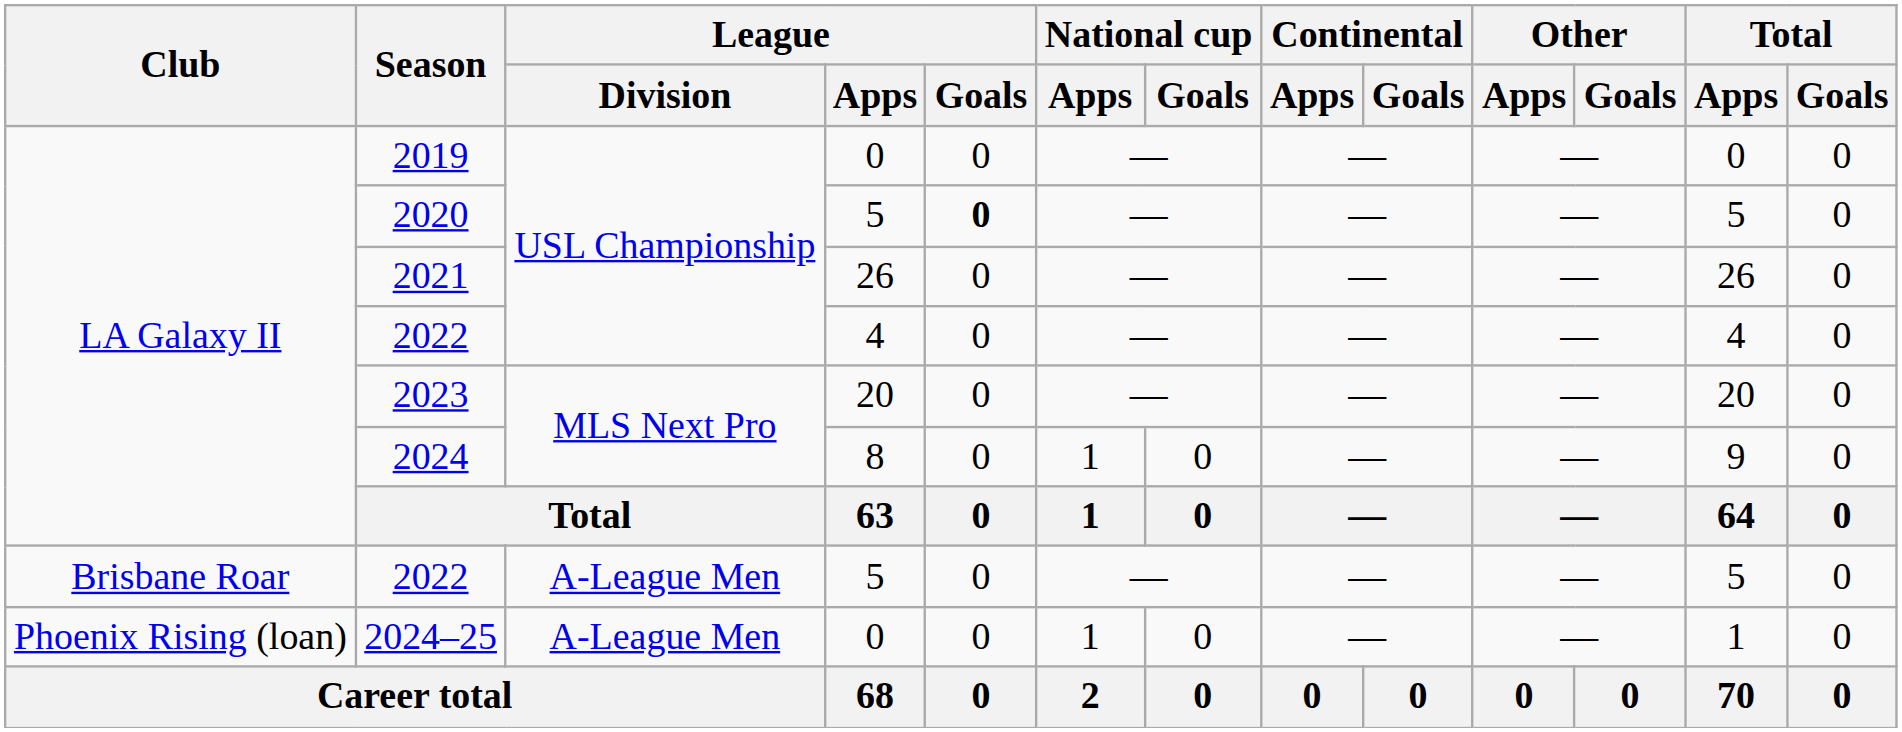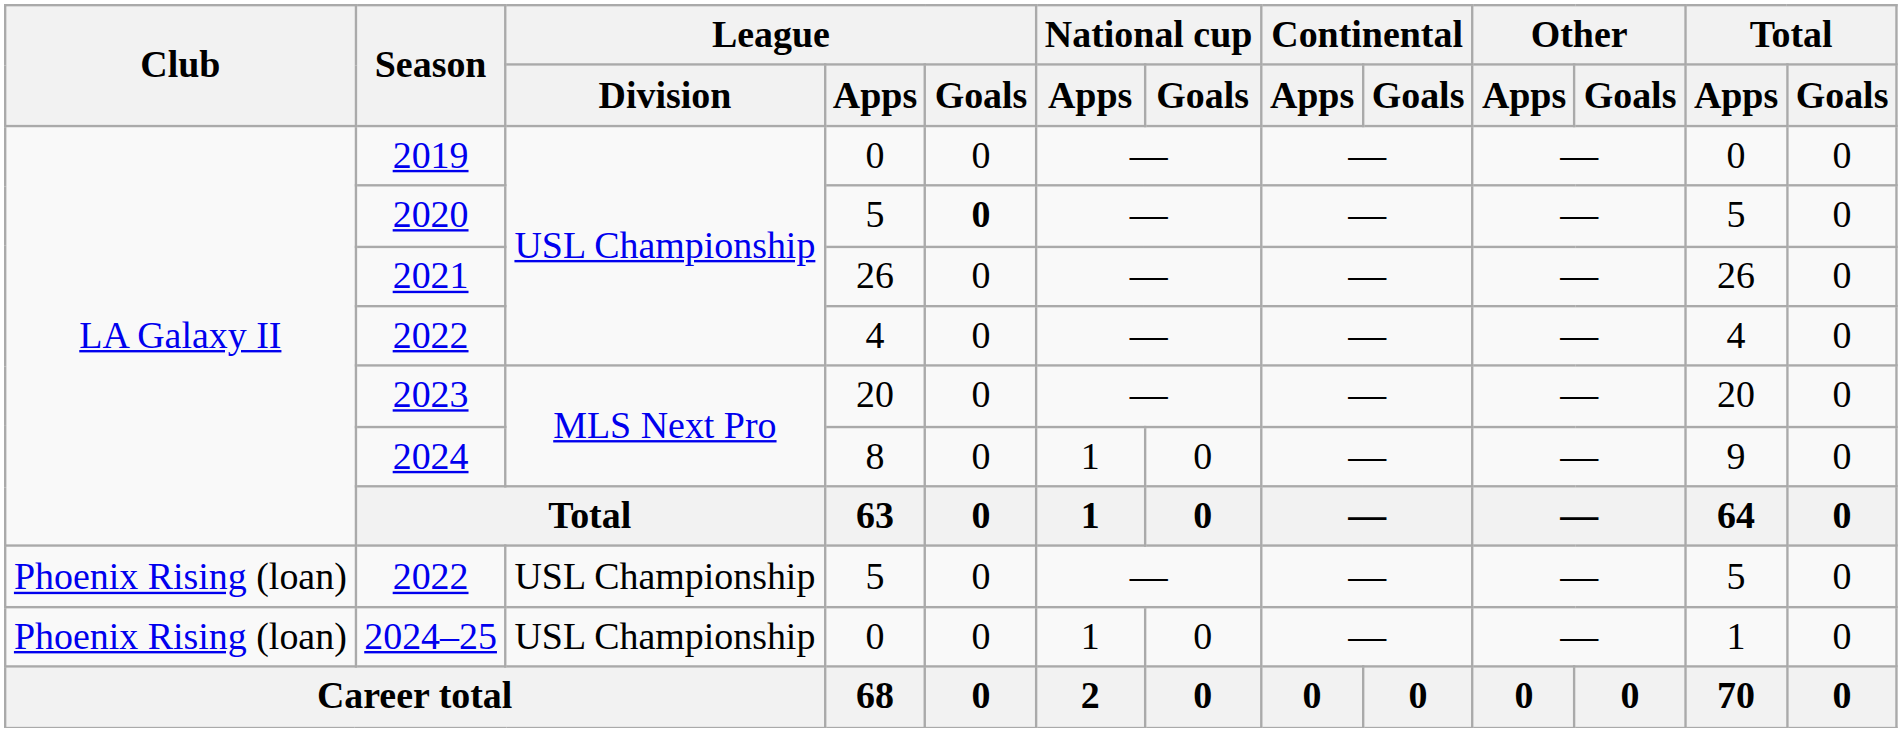(180, 575) Brisbane Roar -> (180, 575) Phoenix Rising (loan)
(665, 575) A-League Men -> (665, 575) USL Championship
(665, 635) A-League Men -> (665, 635) USL Championship
